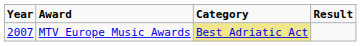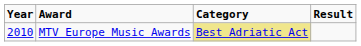(20, 31) 2007 -> (20, 31) 2010
